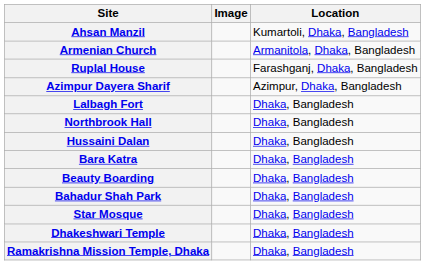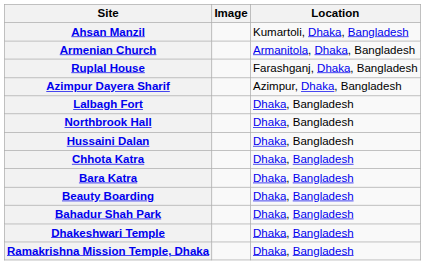+ row: (108, 159)
- row: (108, 214)
